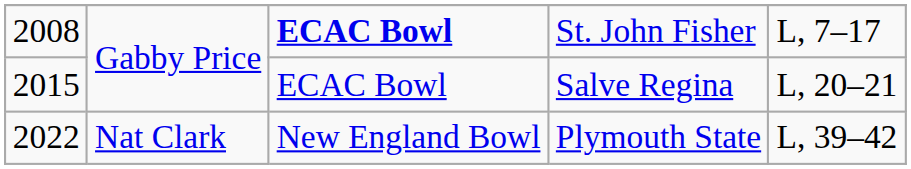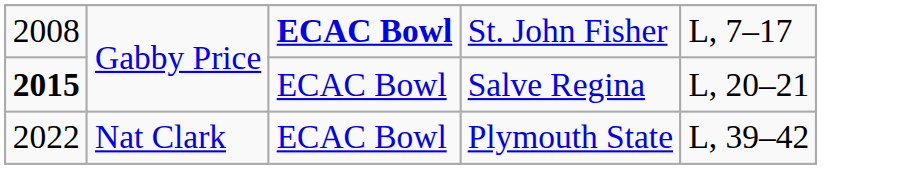(46, 84) normal -> (46, 84) bold
(409, 137) New England Bowl -> (362, 137) ECAC Bowl
